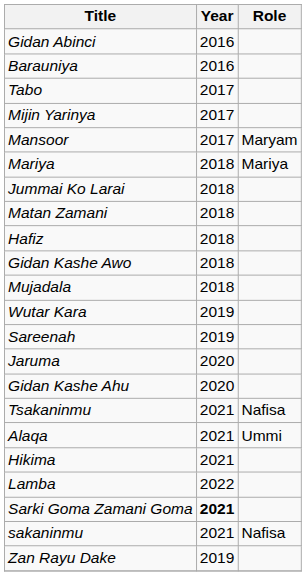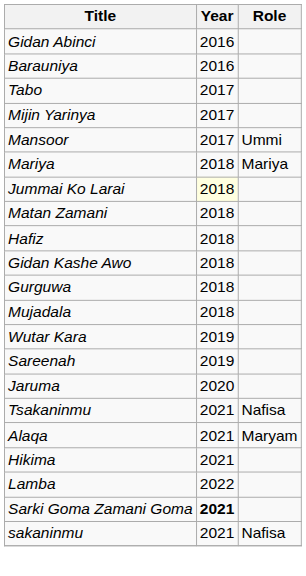(269, 139) Maryam -> (262, 139) Ummi
(217, 189) no background -> (217, 189) lightyellow background
+ row: (40, 287)
- row: (69, 386)
(262, 435) Ummi -> (269, 435) Maryam
- row: (62, 558)
